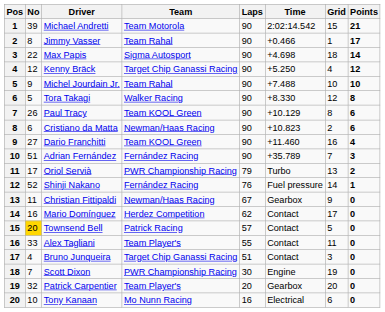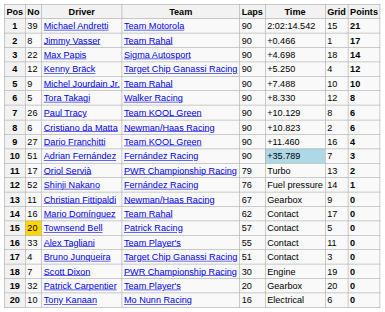(284, 156) no background -> (284, 156) lightblue background
(164, 214) Herdez Competition -> (148, 214) Team Rahal
